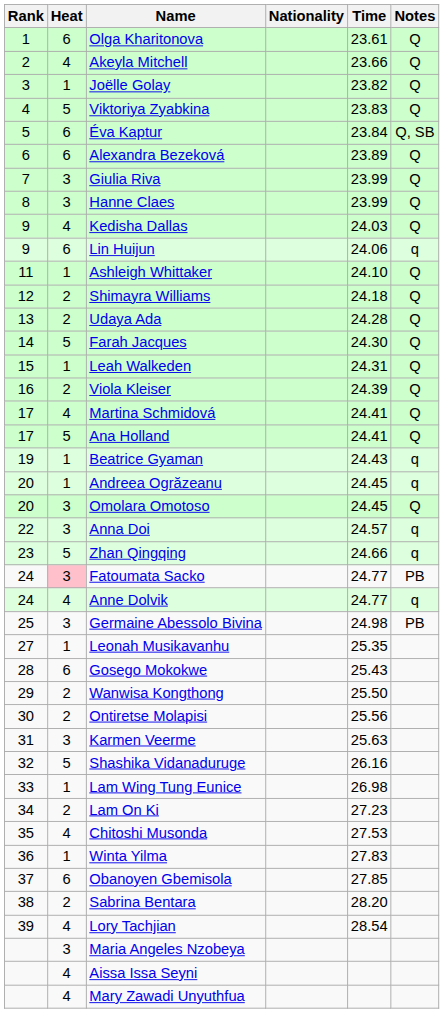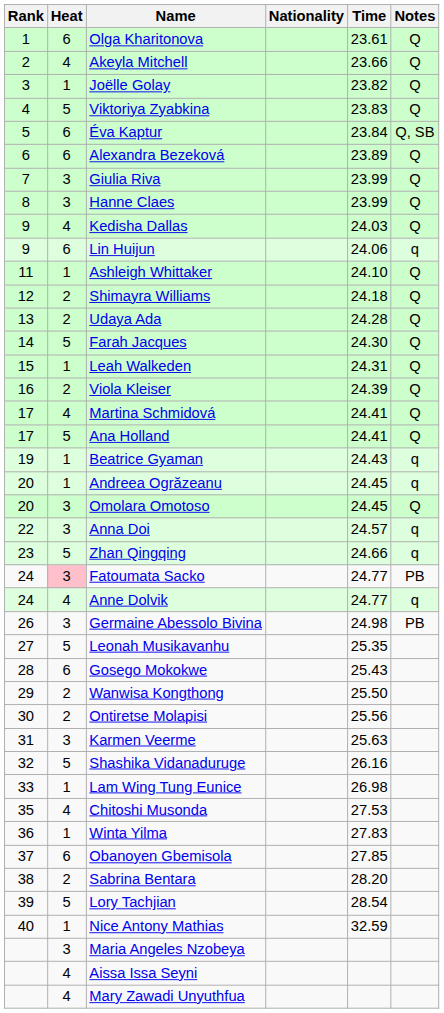(26, 623) 25 -> (26, 623) 26
(67, 646) 1 -> (67, 646) 5
- row: (124, 809)
(67, 926) 4 -> (67, 903) 5
+ row: (156, 926)
